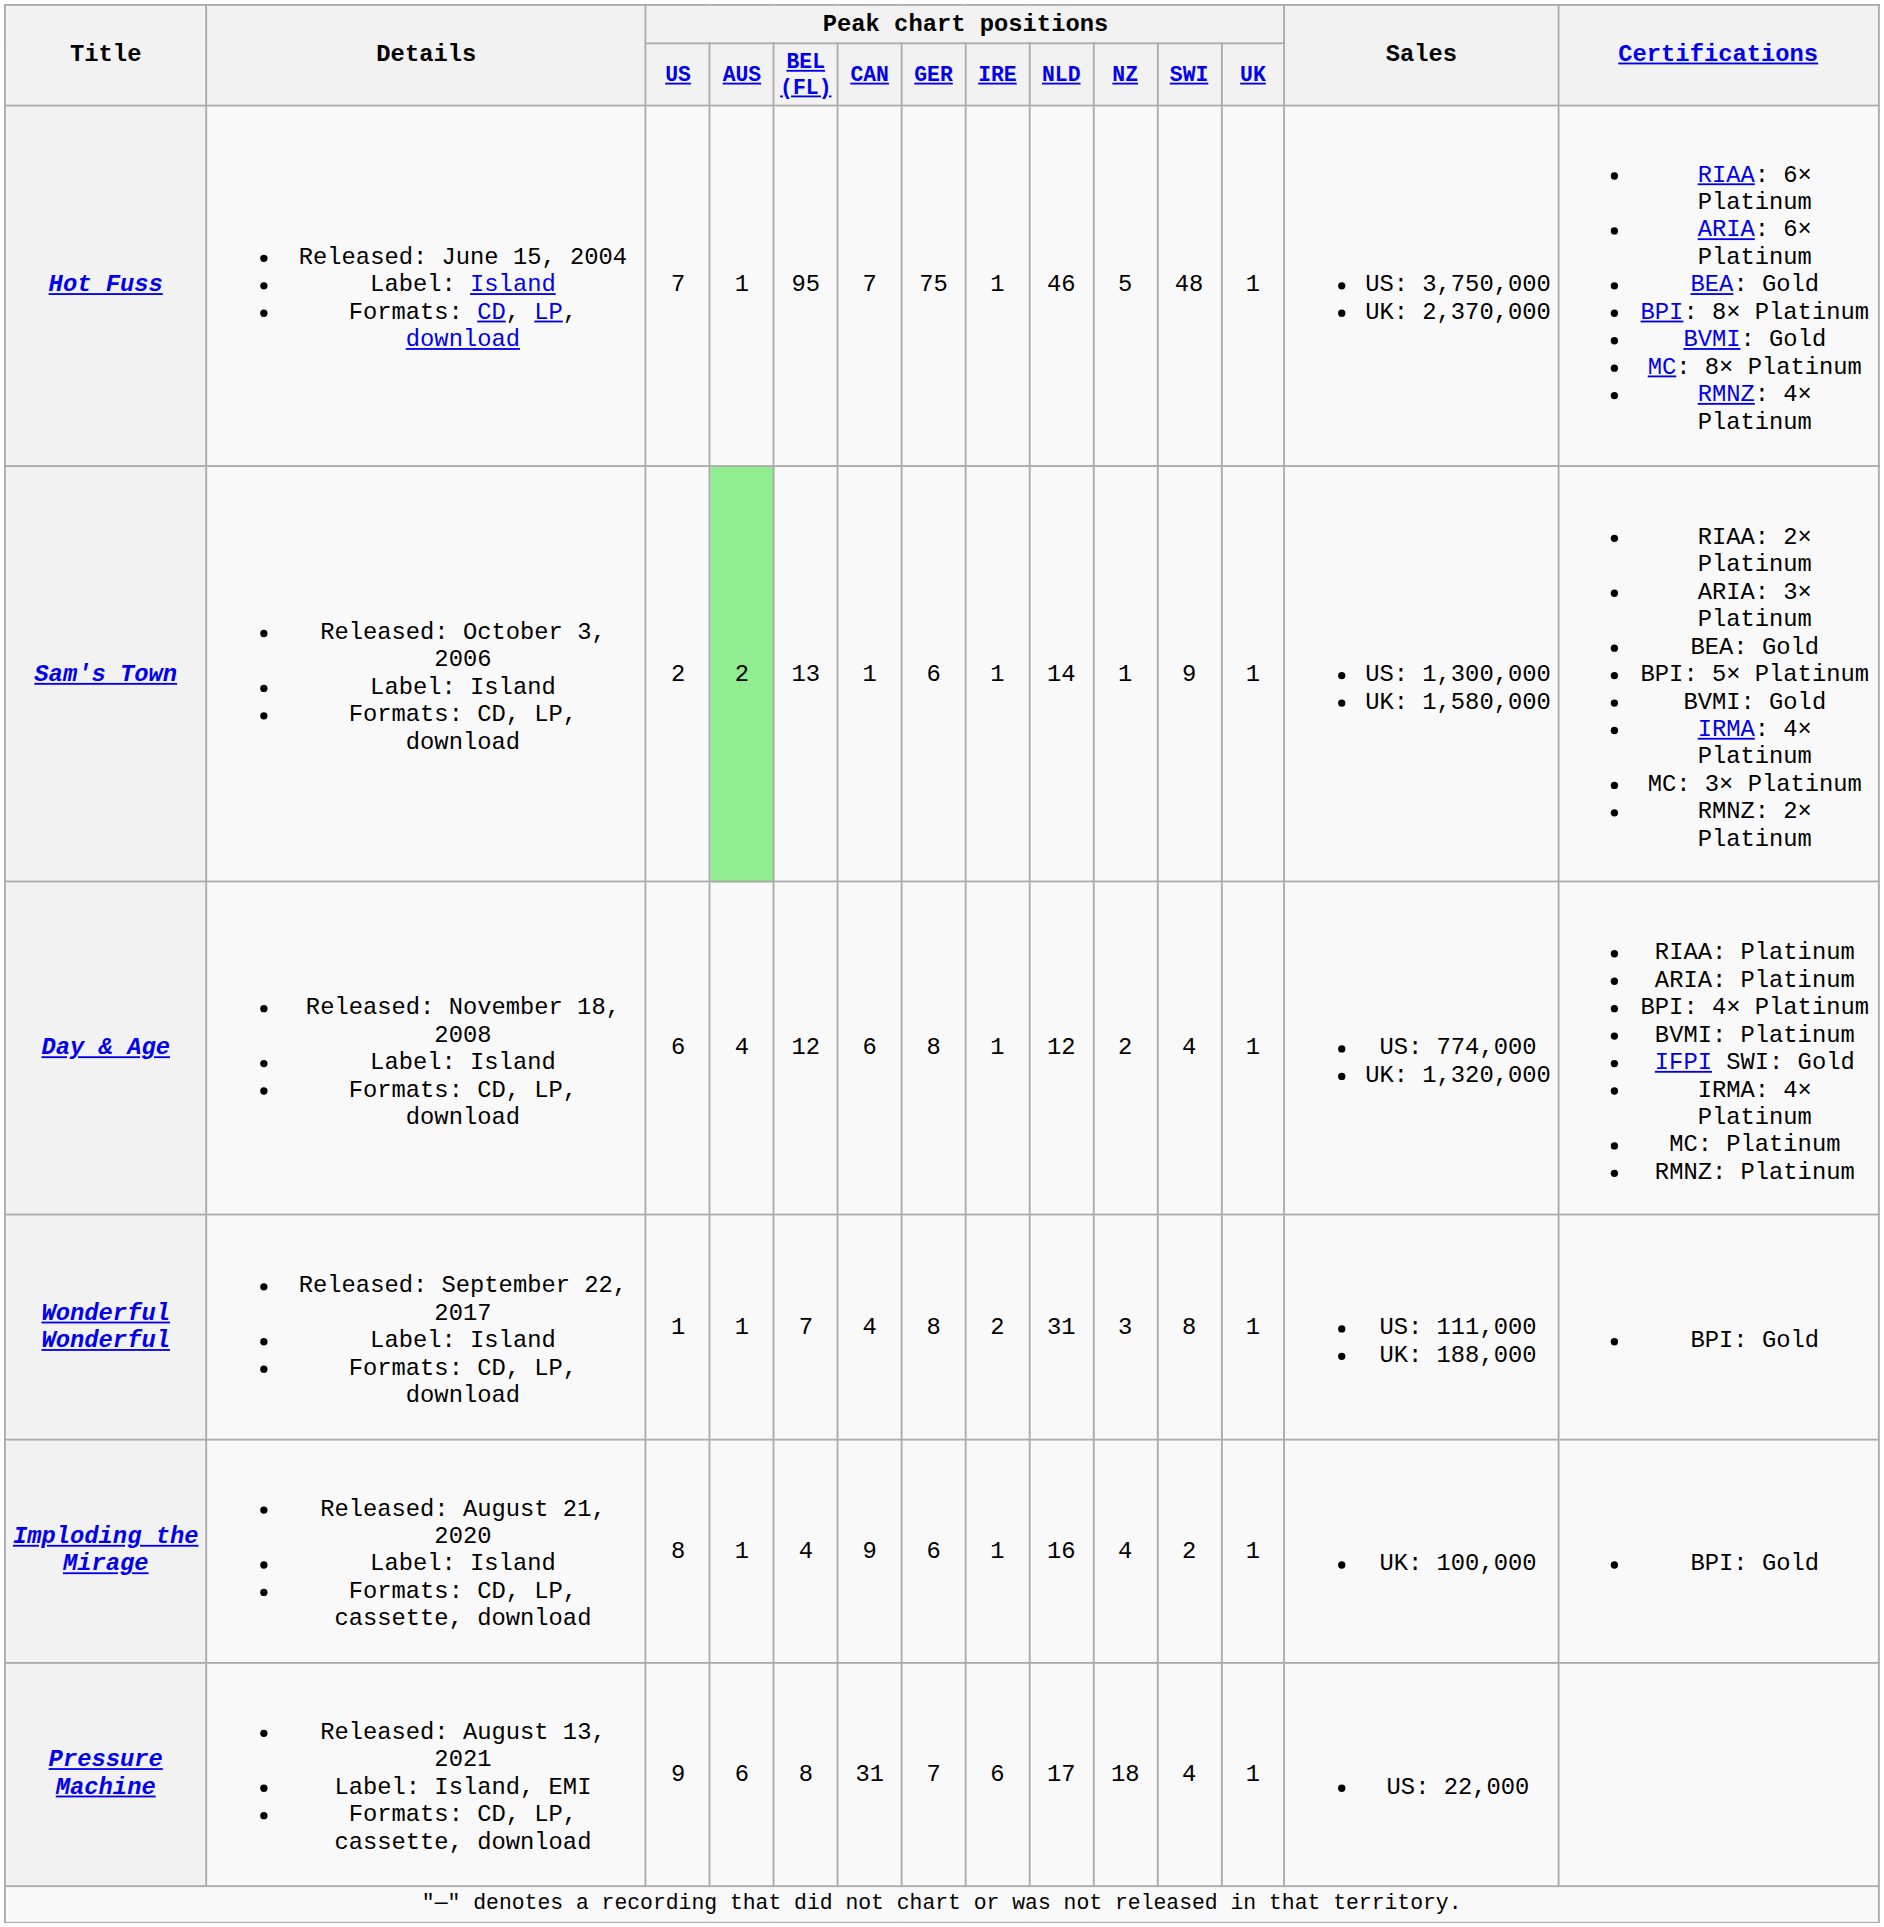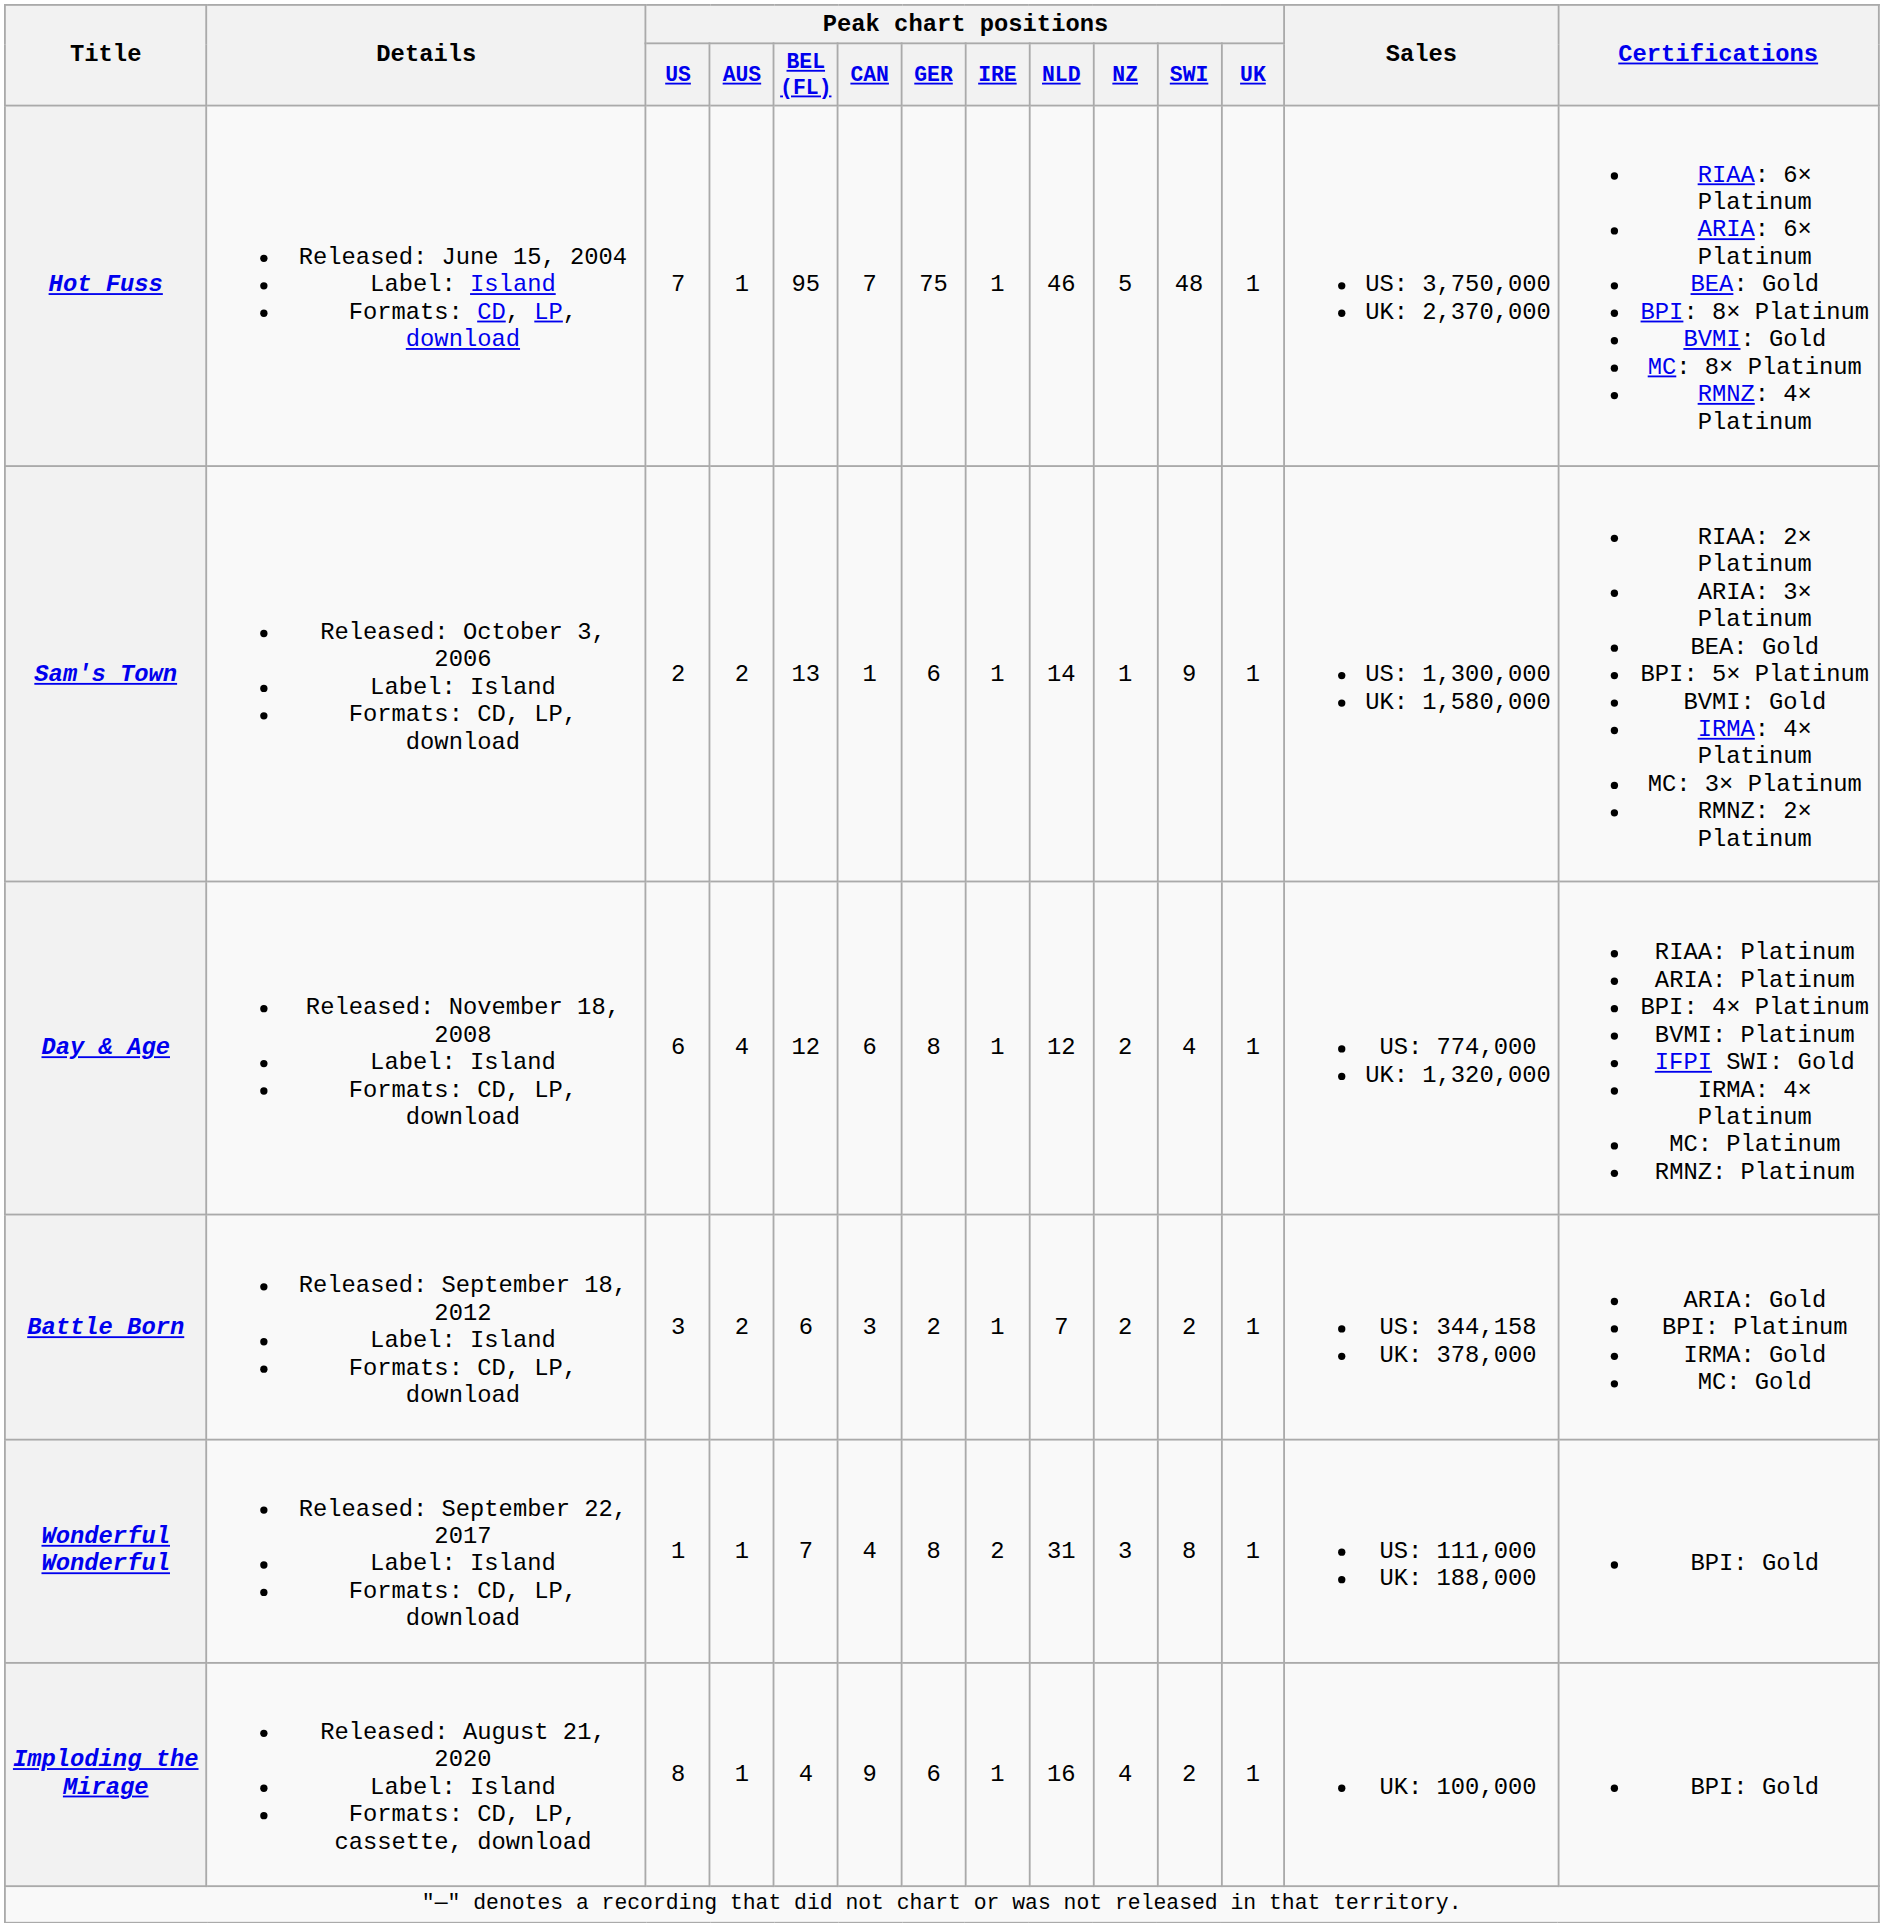(742, 674) lightgreen background -> (742, 674) no background
+ row: (106, 1327)
- row: (106, 1774)
